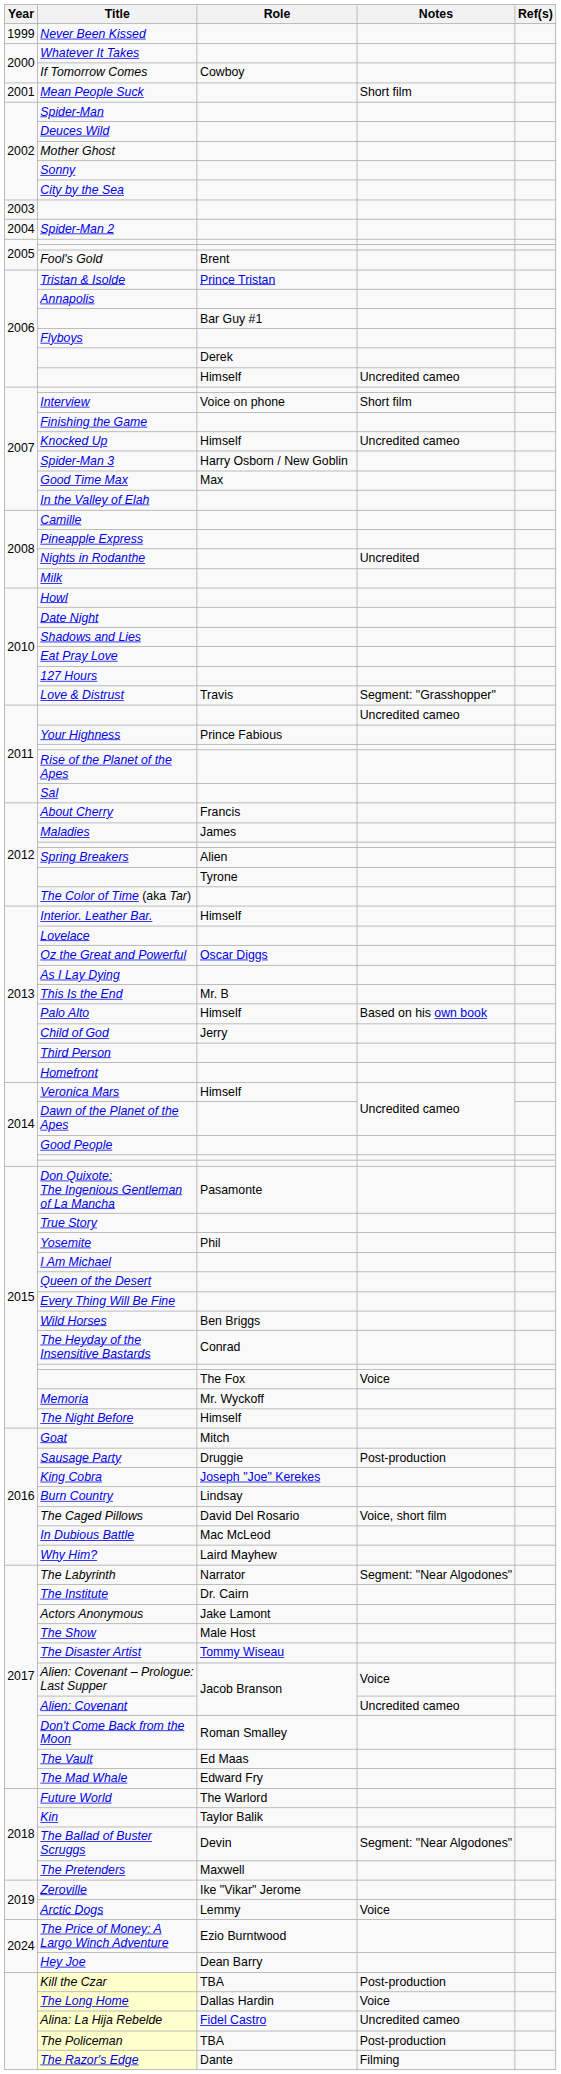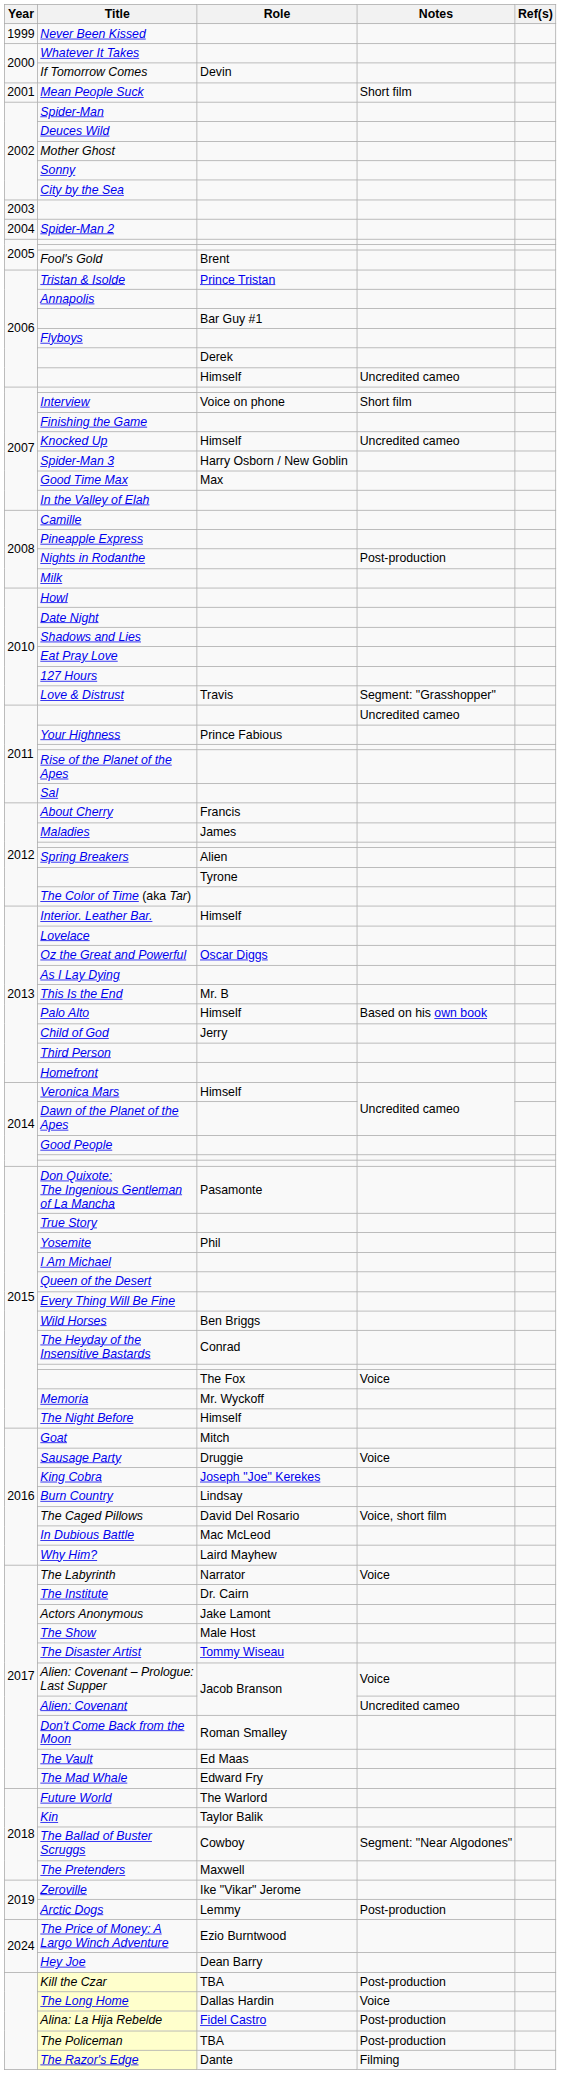(222, 72) Cowboy -> (216, 72) Devin
(389, 558) Uncredited -> (403, 558) Post-production
(403, 1457) Post-production -> (375, 1457) Voice
(436, 1574) Segment: "Near Algodones" -> (375, 1574) Voice
(216, 1843) Devin -> (222, 1843) Cowboy
(375, 1909) Voice -> (403, 1909) Post-production
(410, 2021) Uncredited cameo -> (403, 2021) Post-production
